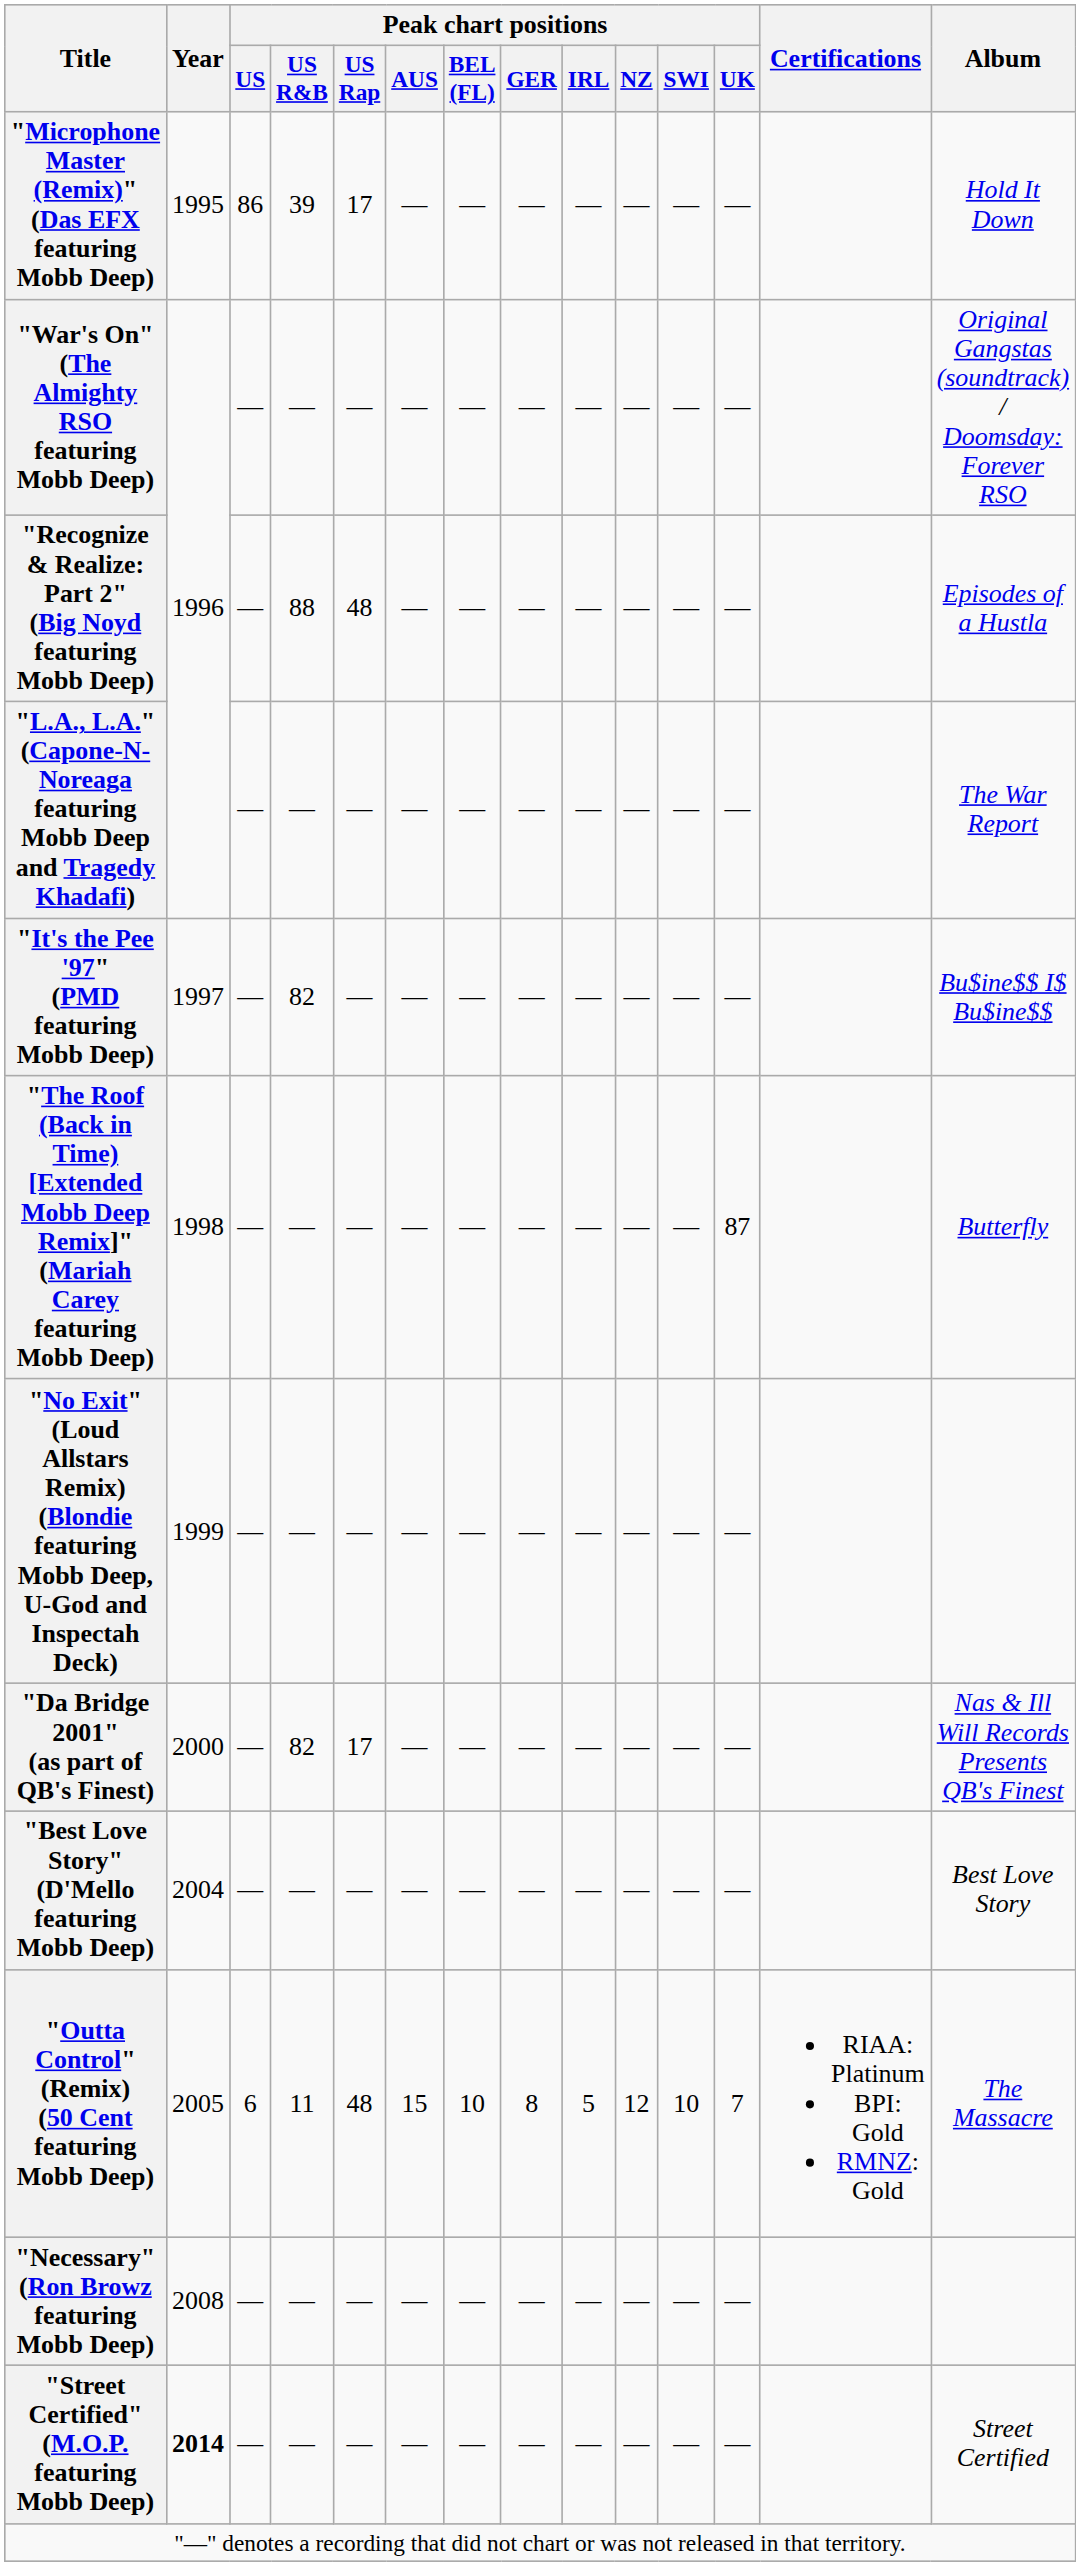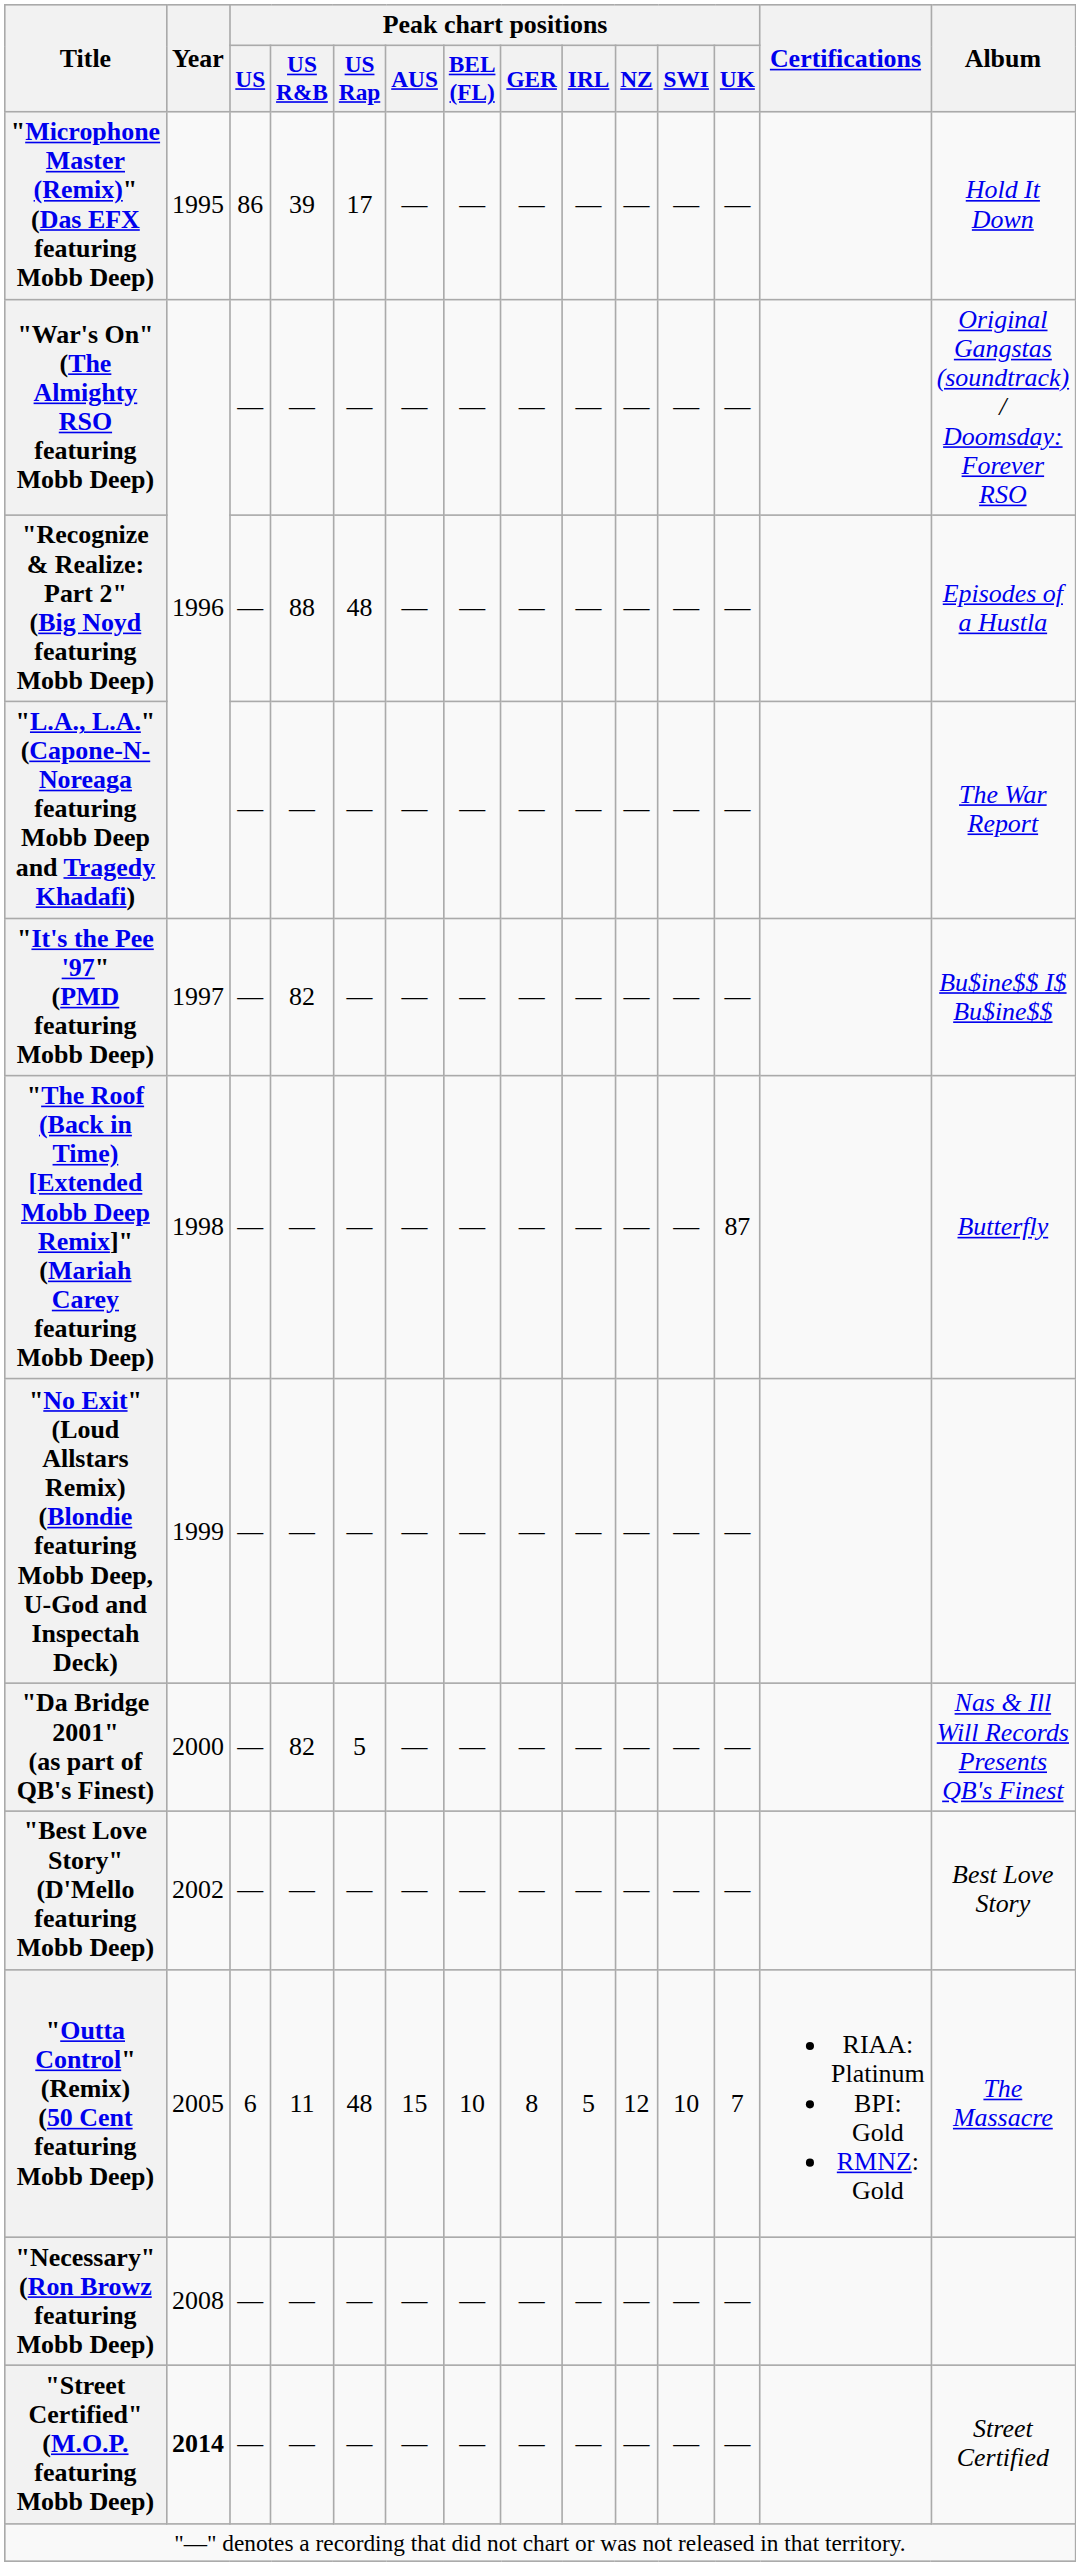(360, 1746) 17 -> (360, 1746) 5
(198, 1889) 2004 -> (198, 1889) 2002
